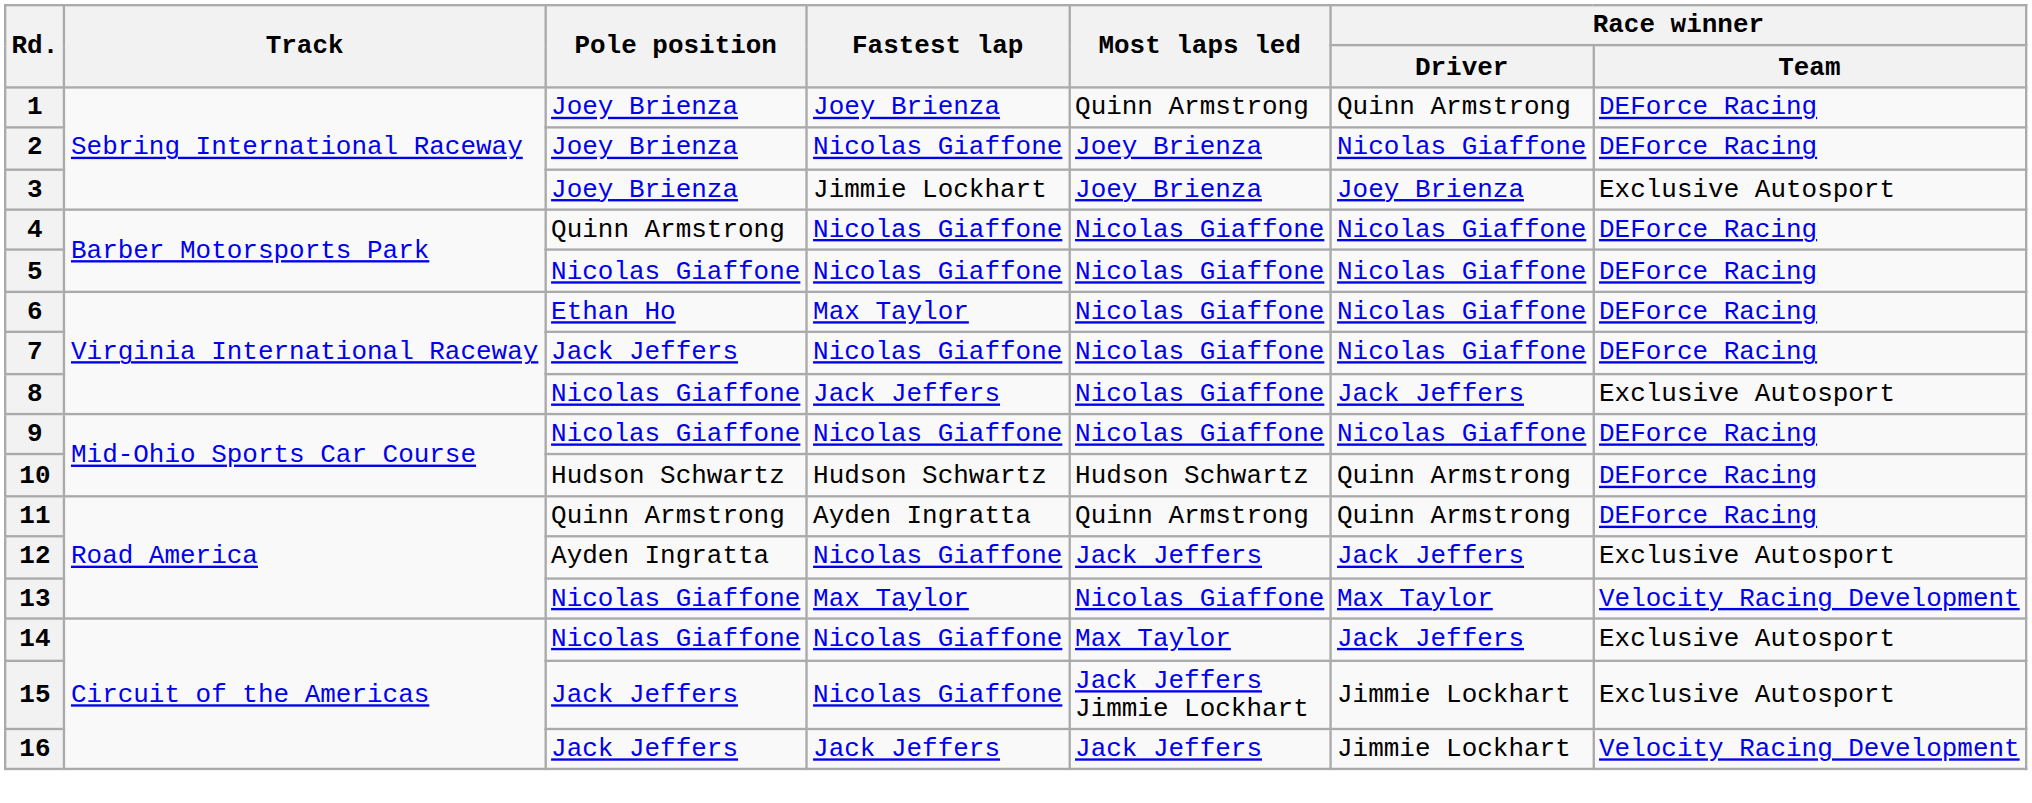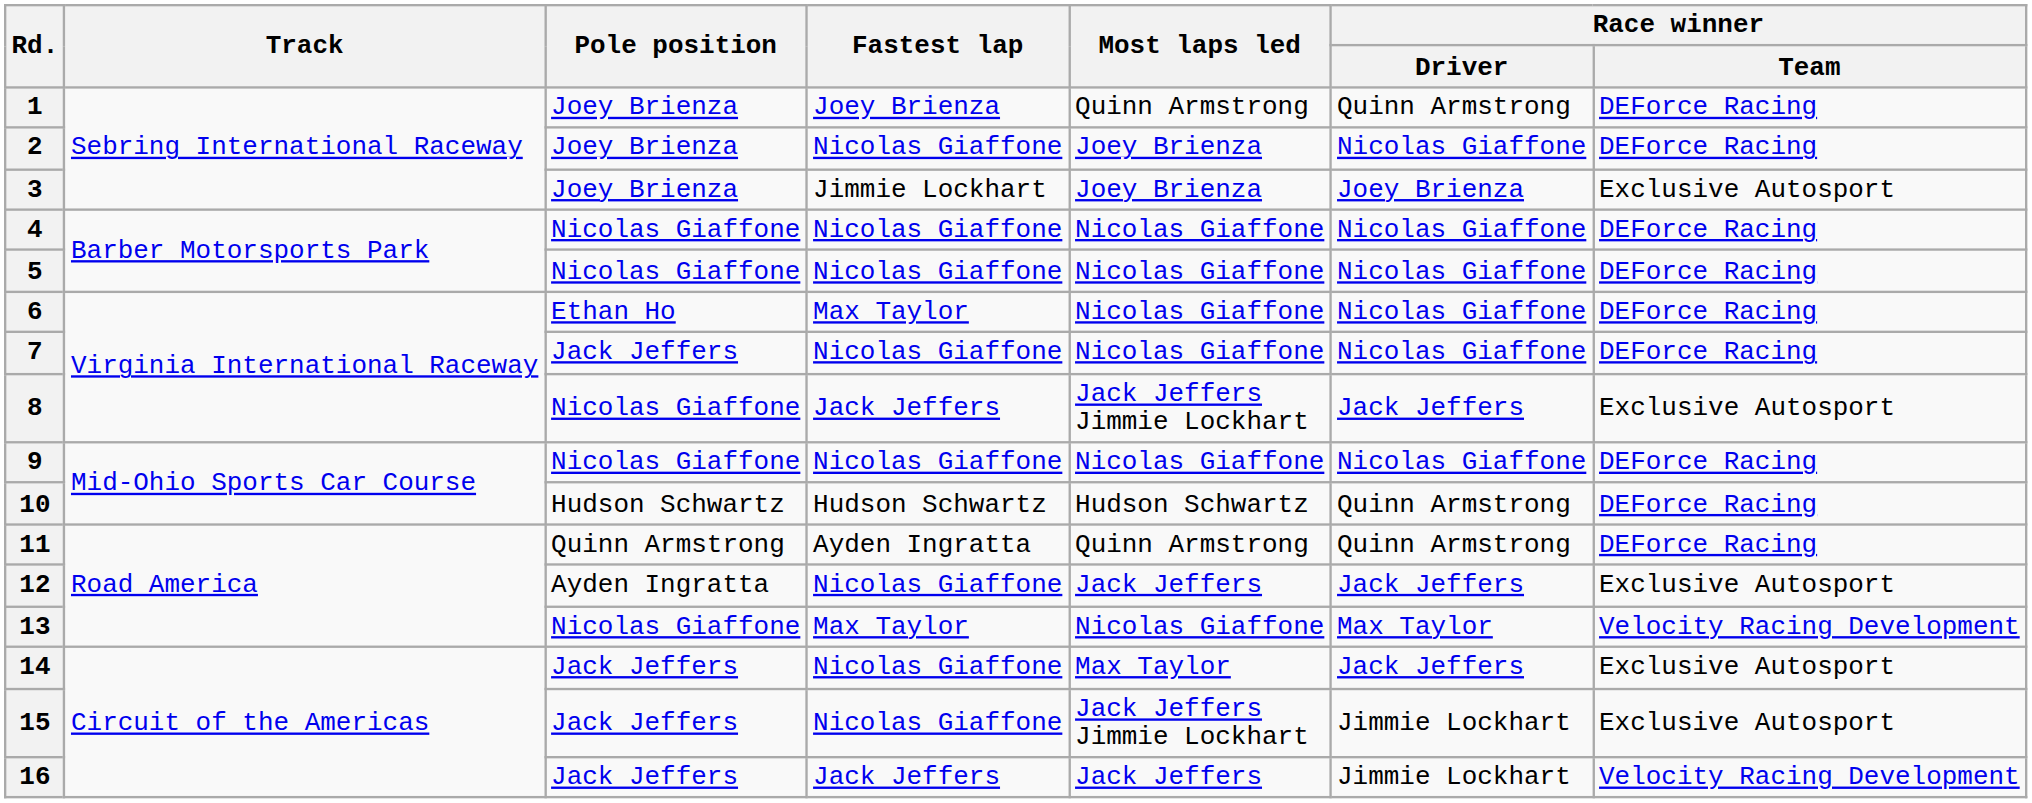(668, 230) Quinn Armstrong -> (676, 230) Nicolas Giaffone
(1200, 394) Nicolas Giaffone -> (1192, 408) Jack Jeffers Jimmie Lockhart
(676, 639) Nicolas Giaffone -> (645, 667) Jack Jeffers
